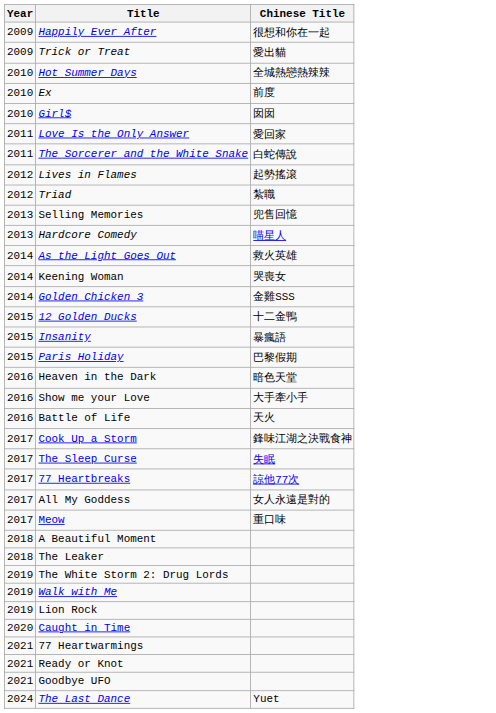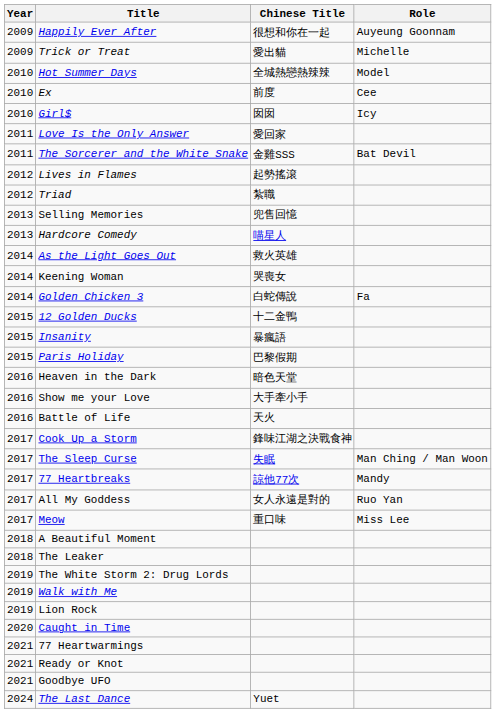+ column: (422, 13)
(275, 155) 白蛇傳說 -> (274, 155) 金雞SSS
(274, 297) 金雞SSS -> (275, 297) 白蛇傳說
